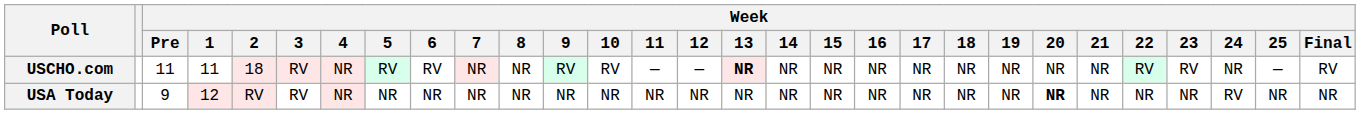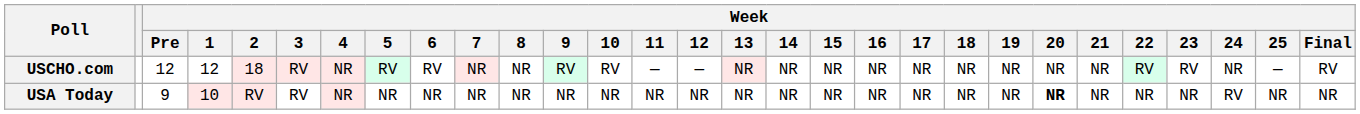(165, 70) 11 -> (165, 70) 12
(210, 70) 11 -> (210, 70) 12
(744, 70) bold -> (744, 70) normal
(210, 96) 12 -> (210, 96) 10
